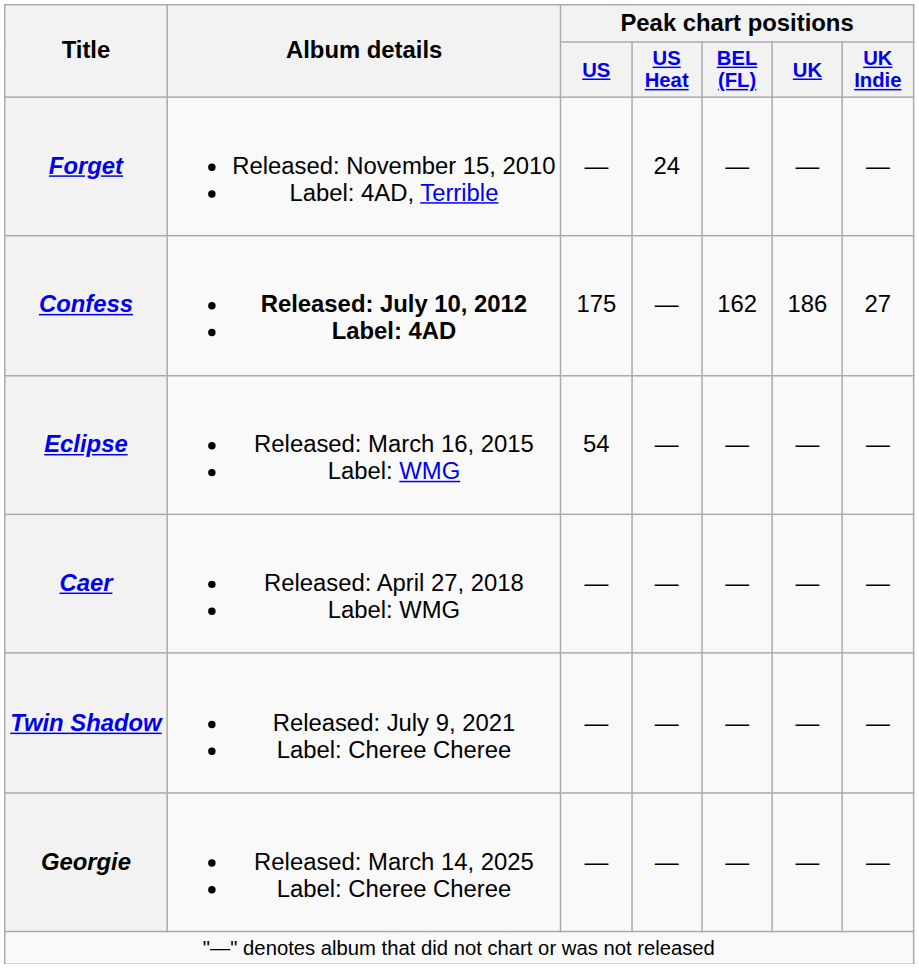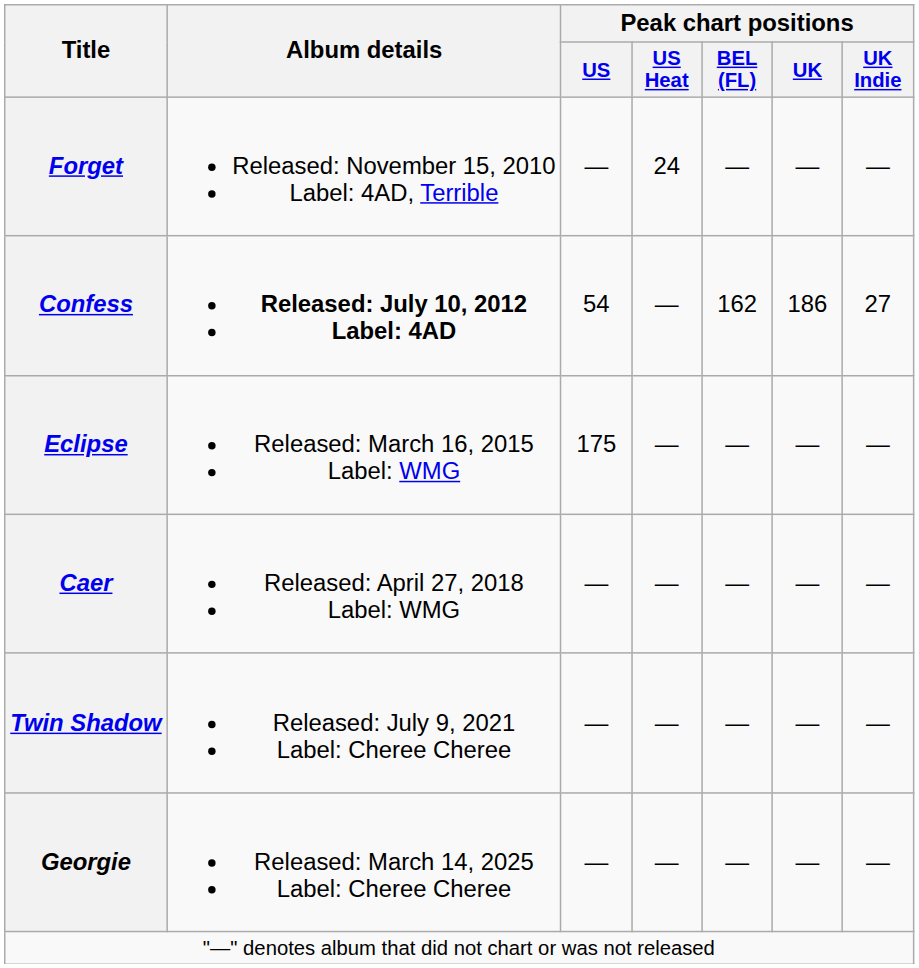(596, 305) 175 -> (596, 305) 54
(596, 444) 54 -> (596, 444) 175
